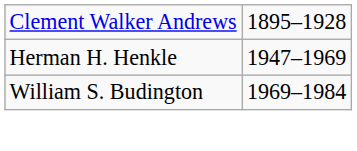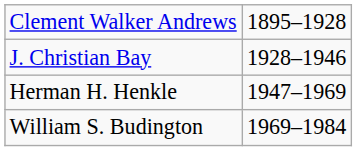+ row: (80, 57)
